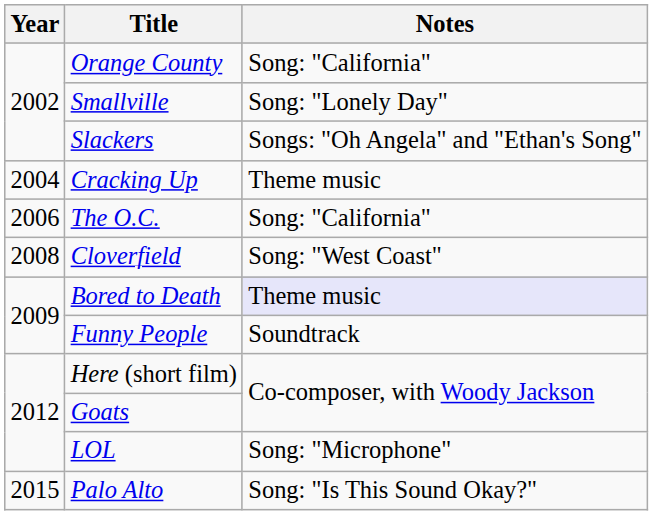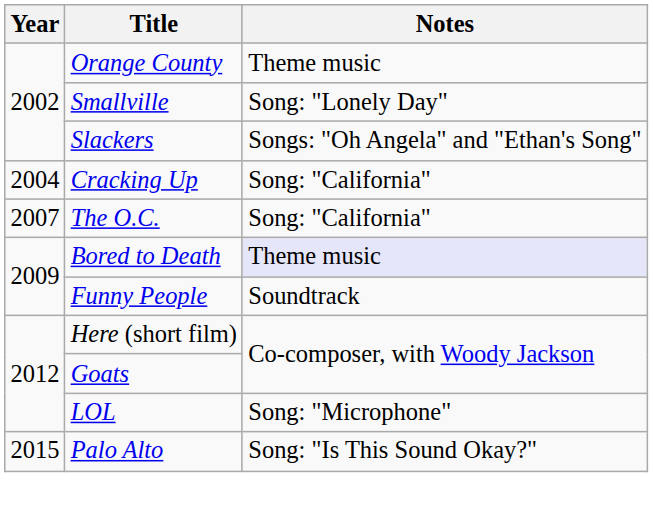(340, 62) Song: "California" -> (315, 62) Theme music
(315, 179) Theme music -> (340, 179) Song: "California"
(35, 218) 2006 -> (35, 218) 2007
- row: (126, 256)
